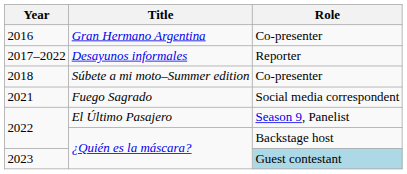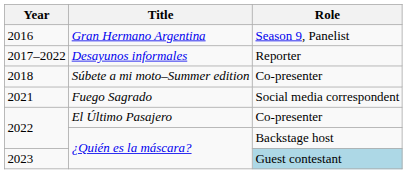(289, 35) Co-presenter -> (302, 35) Season 9, Panelist
(302, 117) Season 9, Panelist -> (289, 117) Co-presenter
